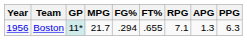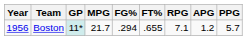(208, 28) 1.3 -> (208, 28) 1.2
(233, 28) 6.3 -> (233, 28) 5.7
